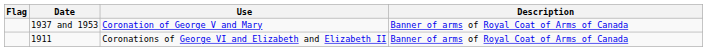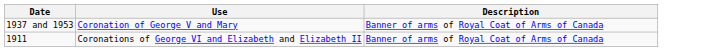- column: (17, 11)
